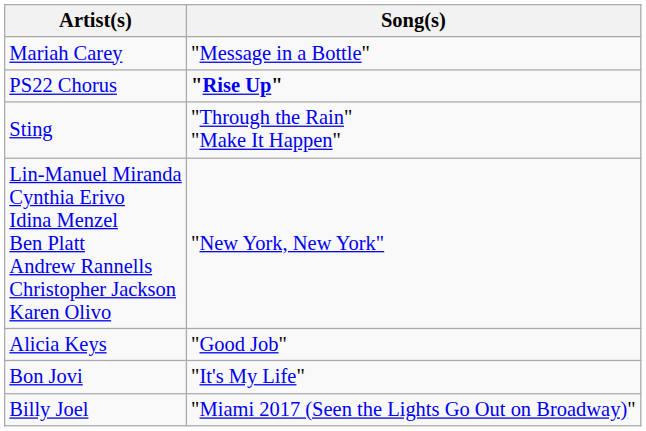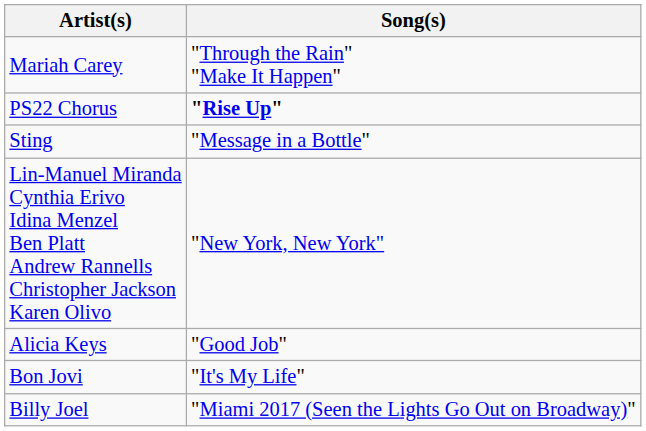(281, 53) "Message in a Bottle" -> (272, 64) "Through the Rain" "Make It Happen"
(272, 129) "Through the Rain" "Make It Happen" -> (281, 141) "Message in a Bottle"
